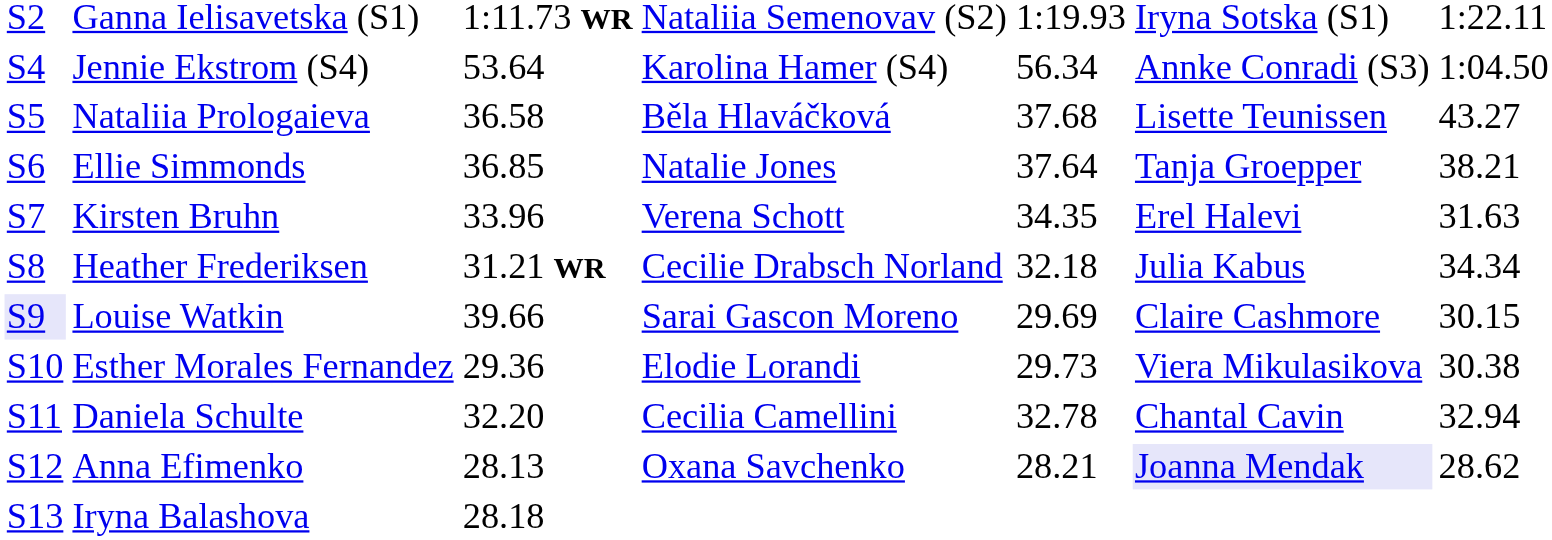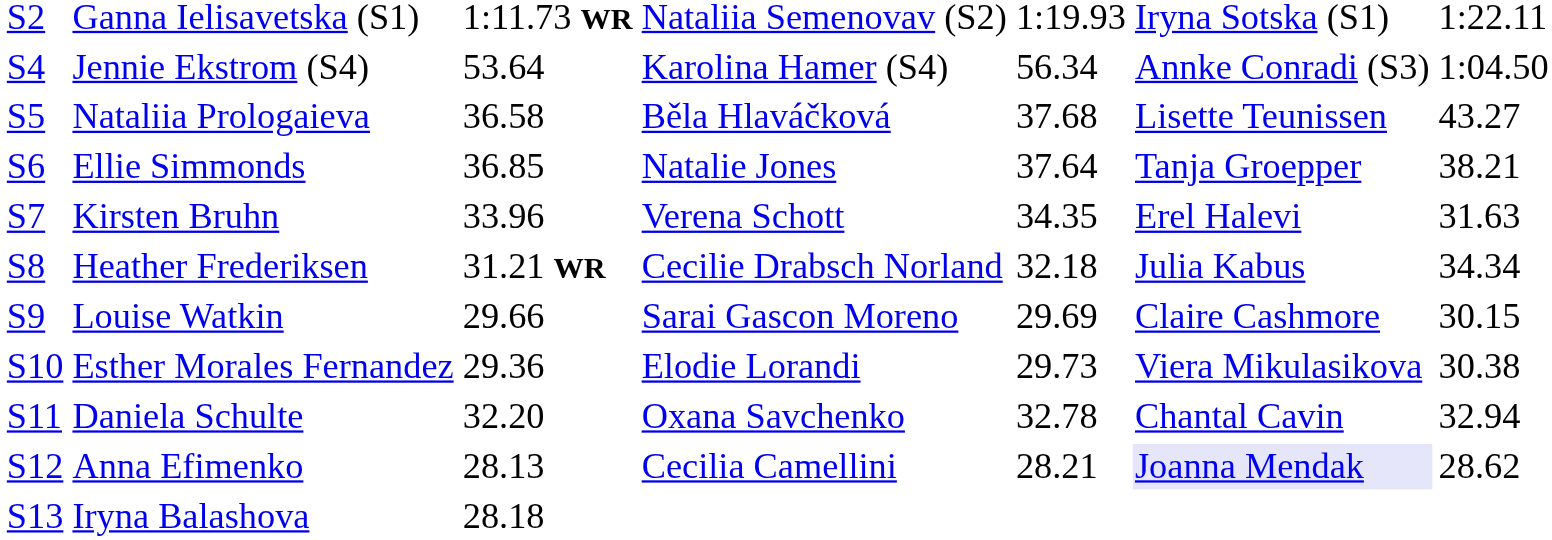(26, 316) lavender background -> (26, 316) no background
(504, 316) 39.66 -> (504, 316) 29.66
(769, 416) Cecilia Camellini -> (773, 416) Oxana Savchenko
(773, 466) Oxana Savchenko -> (769, 466) Cecilia Camellini
